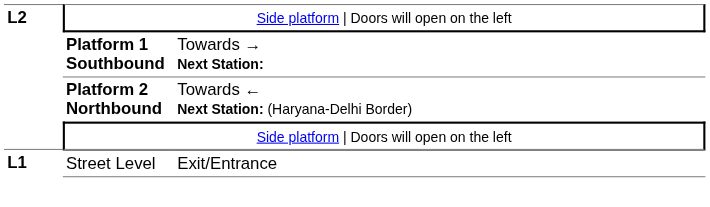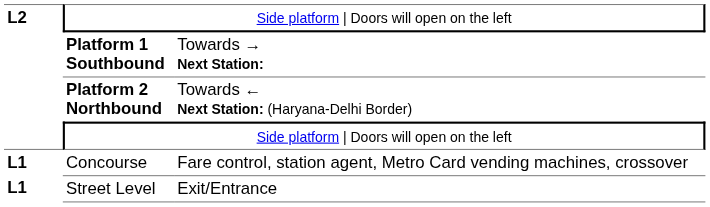+ row: (107, 162)
